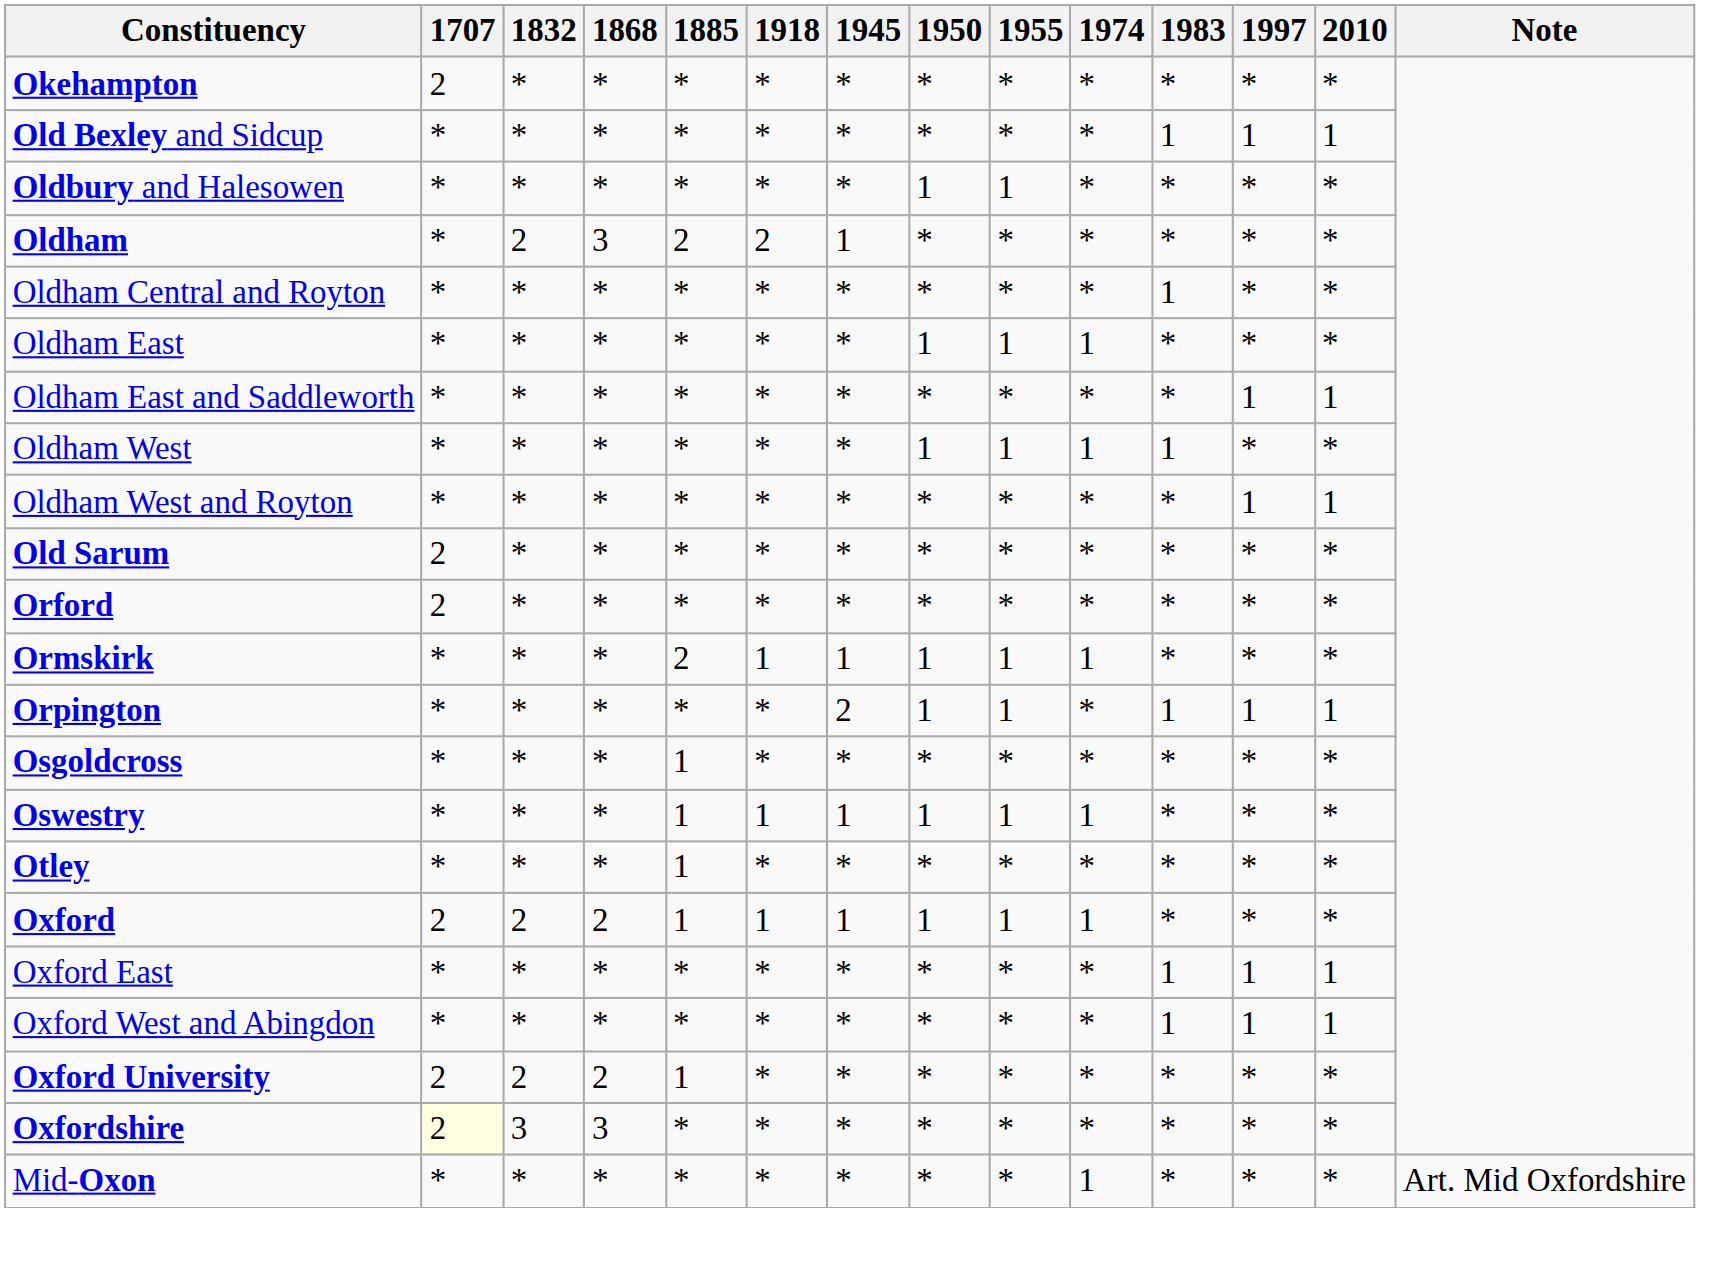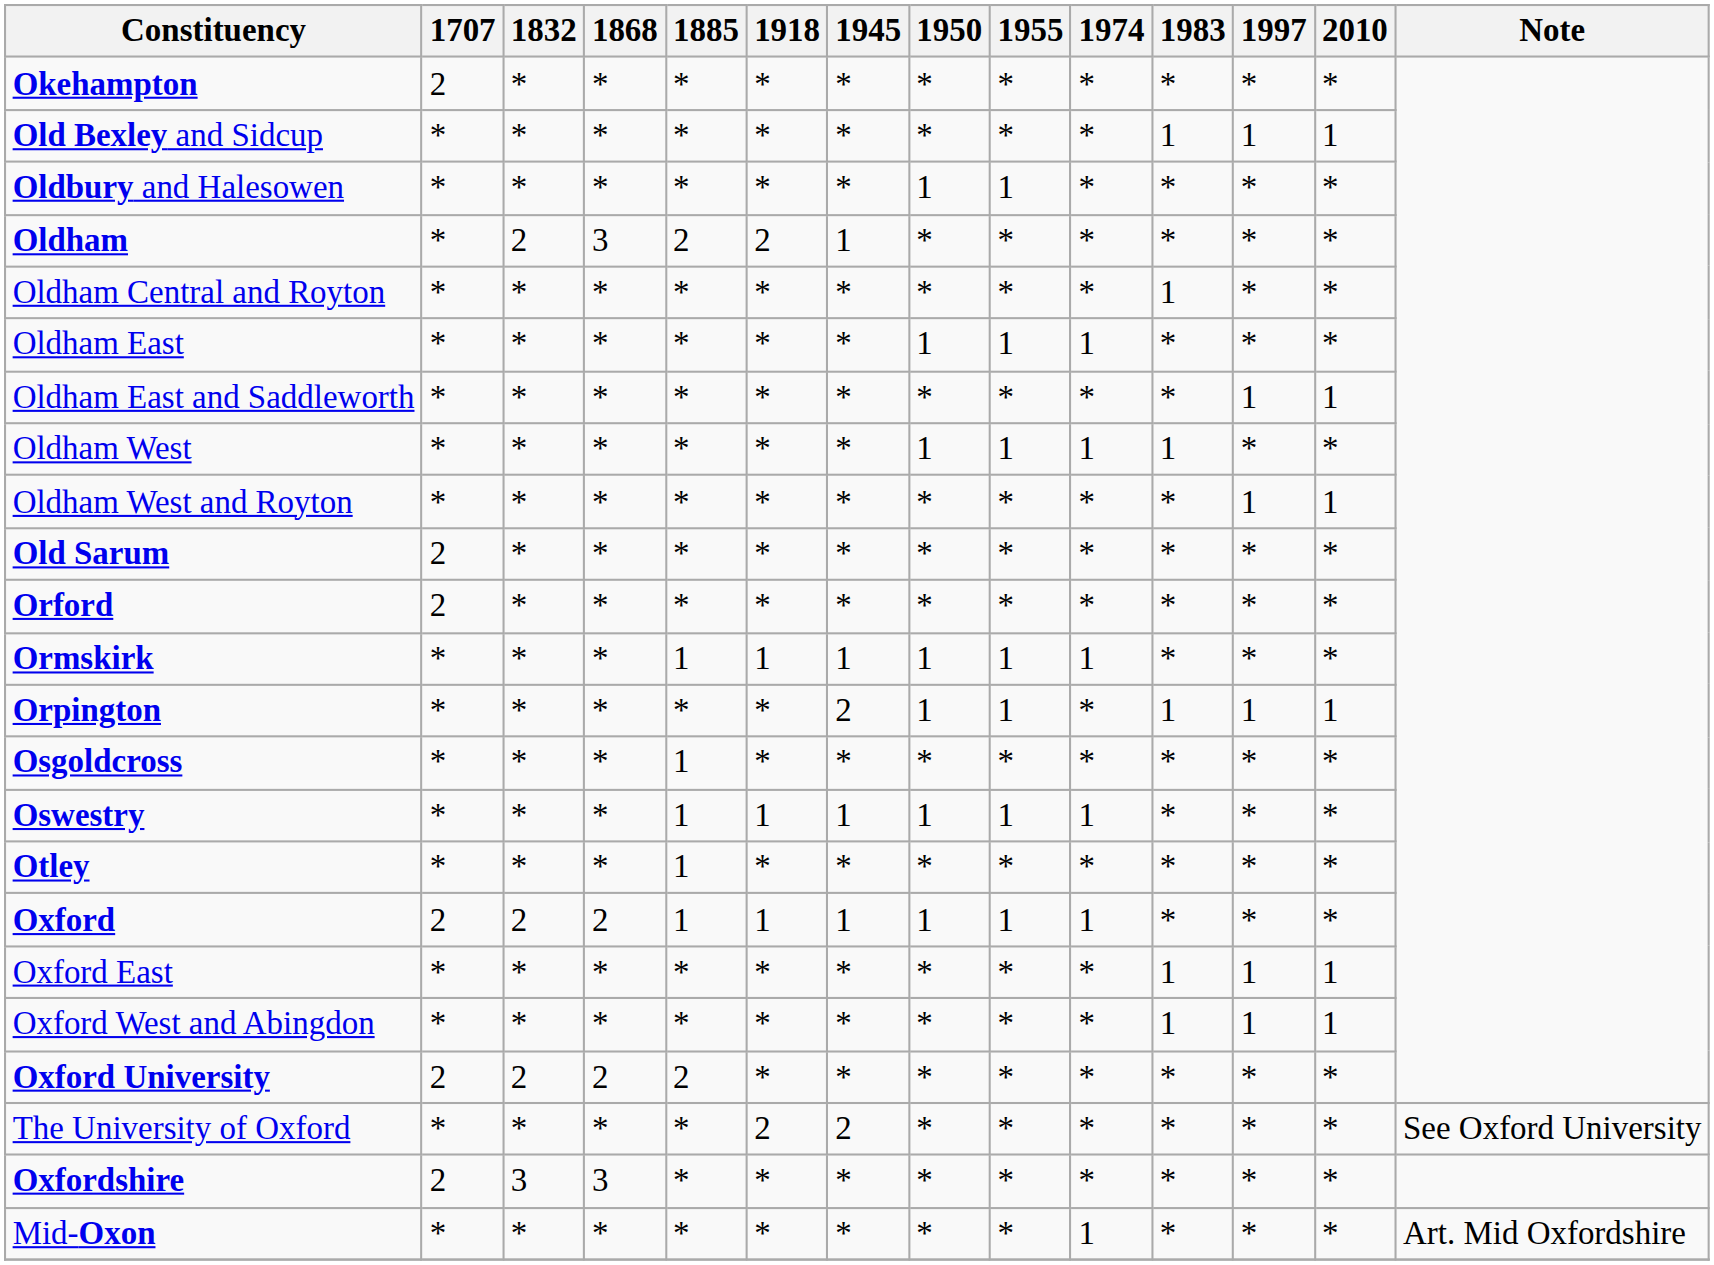(681, 657) 2 -> (681, 657) 1
(681, 1076) 1 -> (681, 1076) 2
+ row: (182, 1128)
(438, 1128) lightyellow background -> (438, 1180) no background
